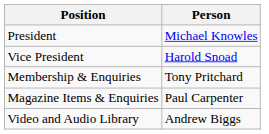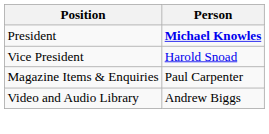(211, 35) normal -> (213, 35) bold
- row: (74, 77)
